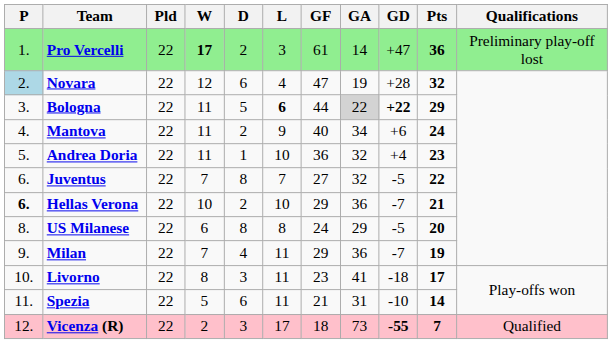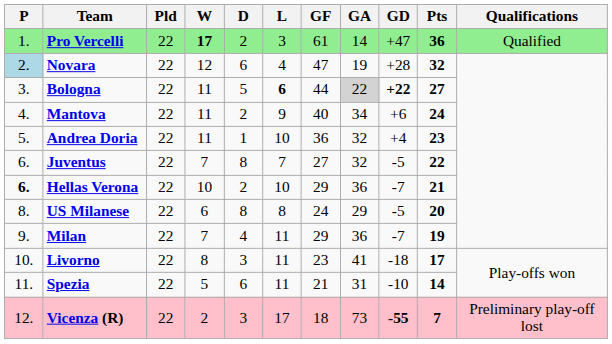(532, 49) Preliminary play-off lost -> (532, 41) Qualified
(437, 107) 29 -> (437, 89) 27
(532, 326) Qualified -> (532, 317) Preliminary play-off lost
